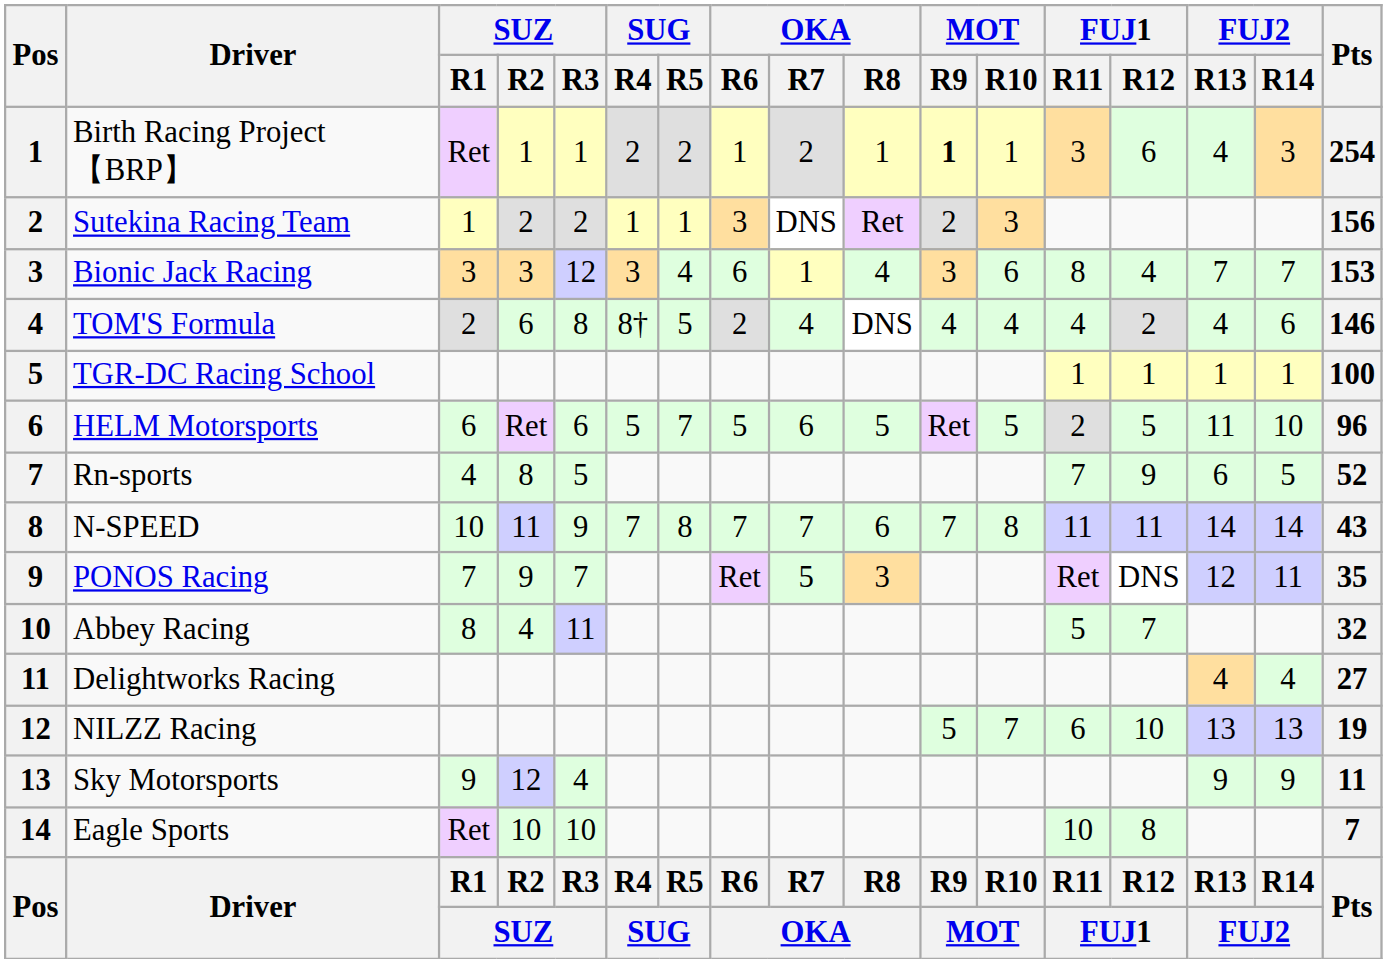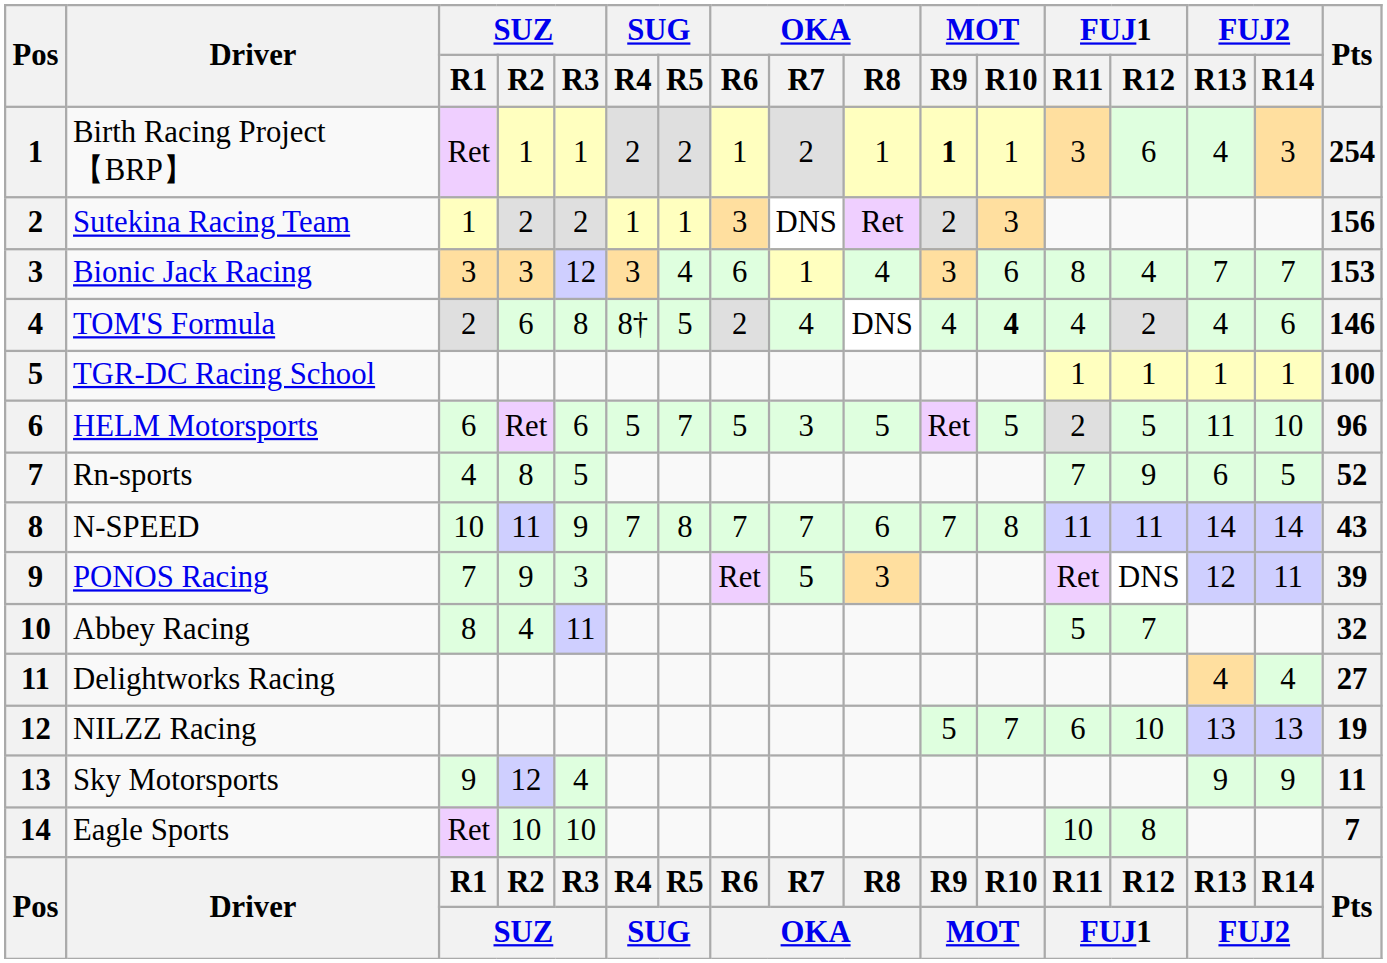(1011, 323) normal -> (1011, 323) bold
(806, 425) 6 -> (806, 425) 3
(581, 577) 7 -> (581, 577) 3
(1352, 577) 35 -> (1352, 577) 39
